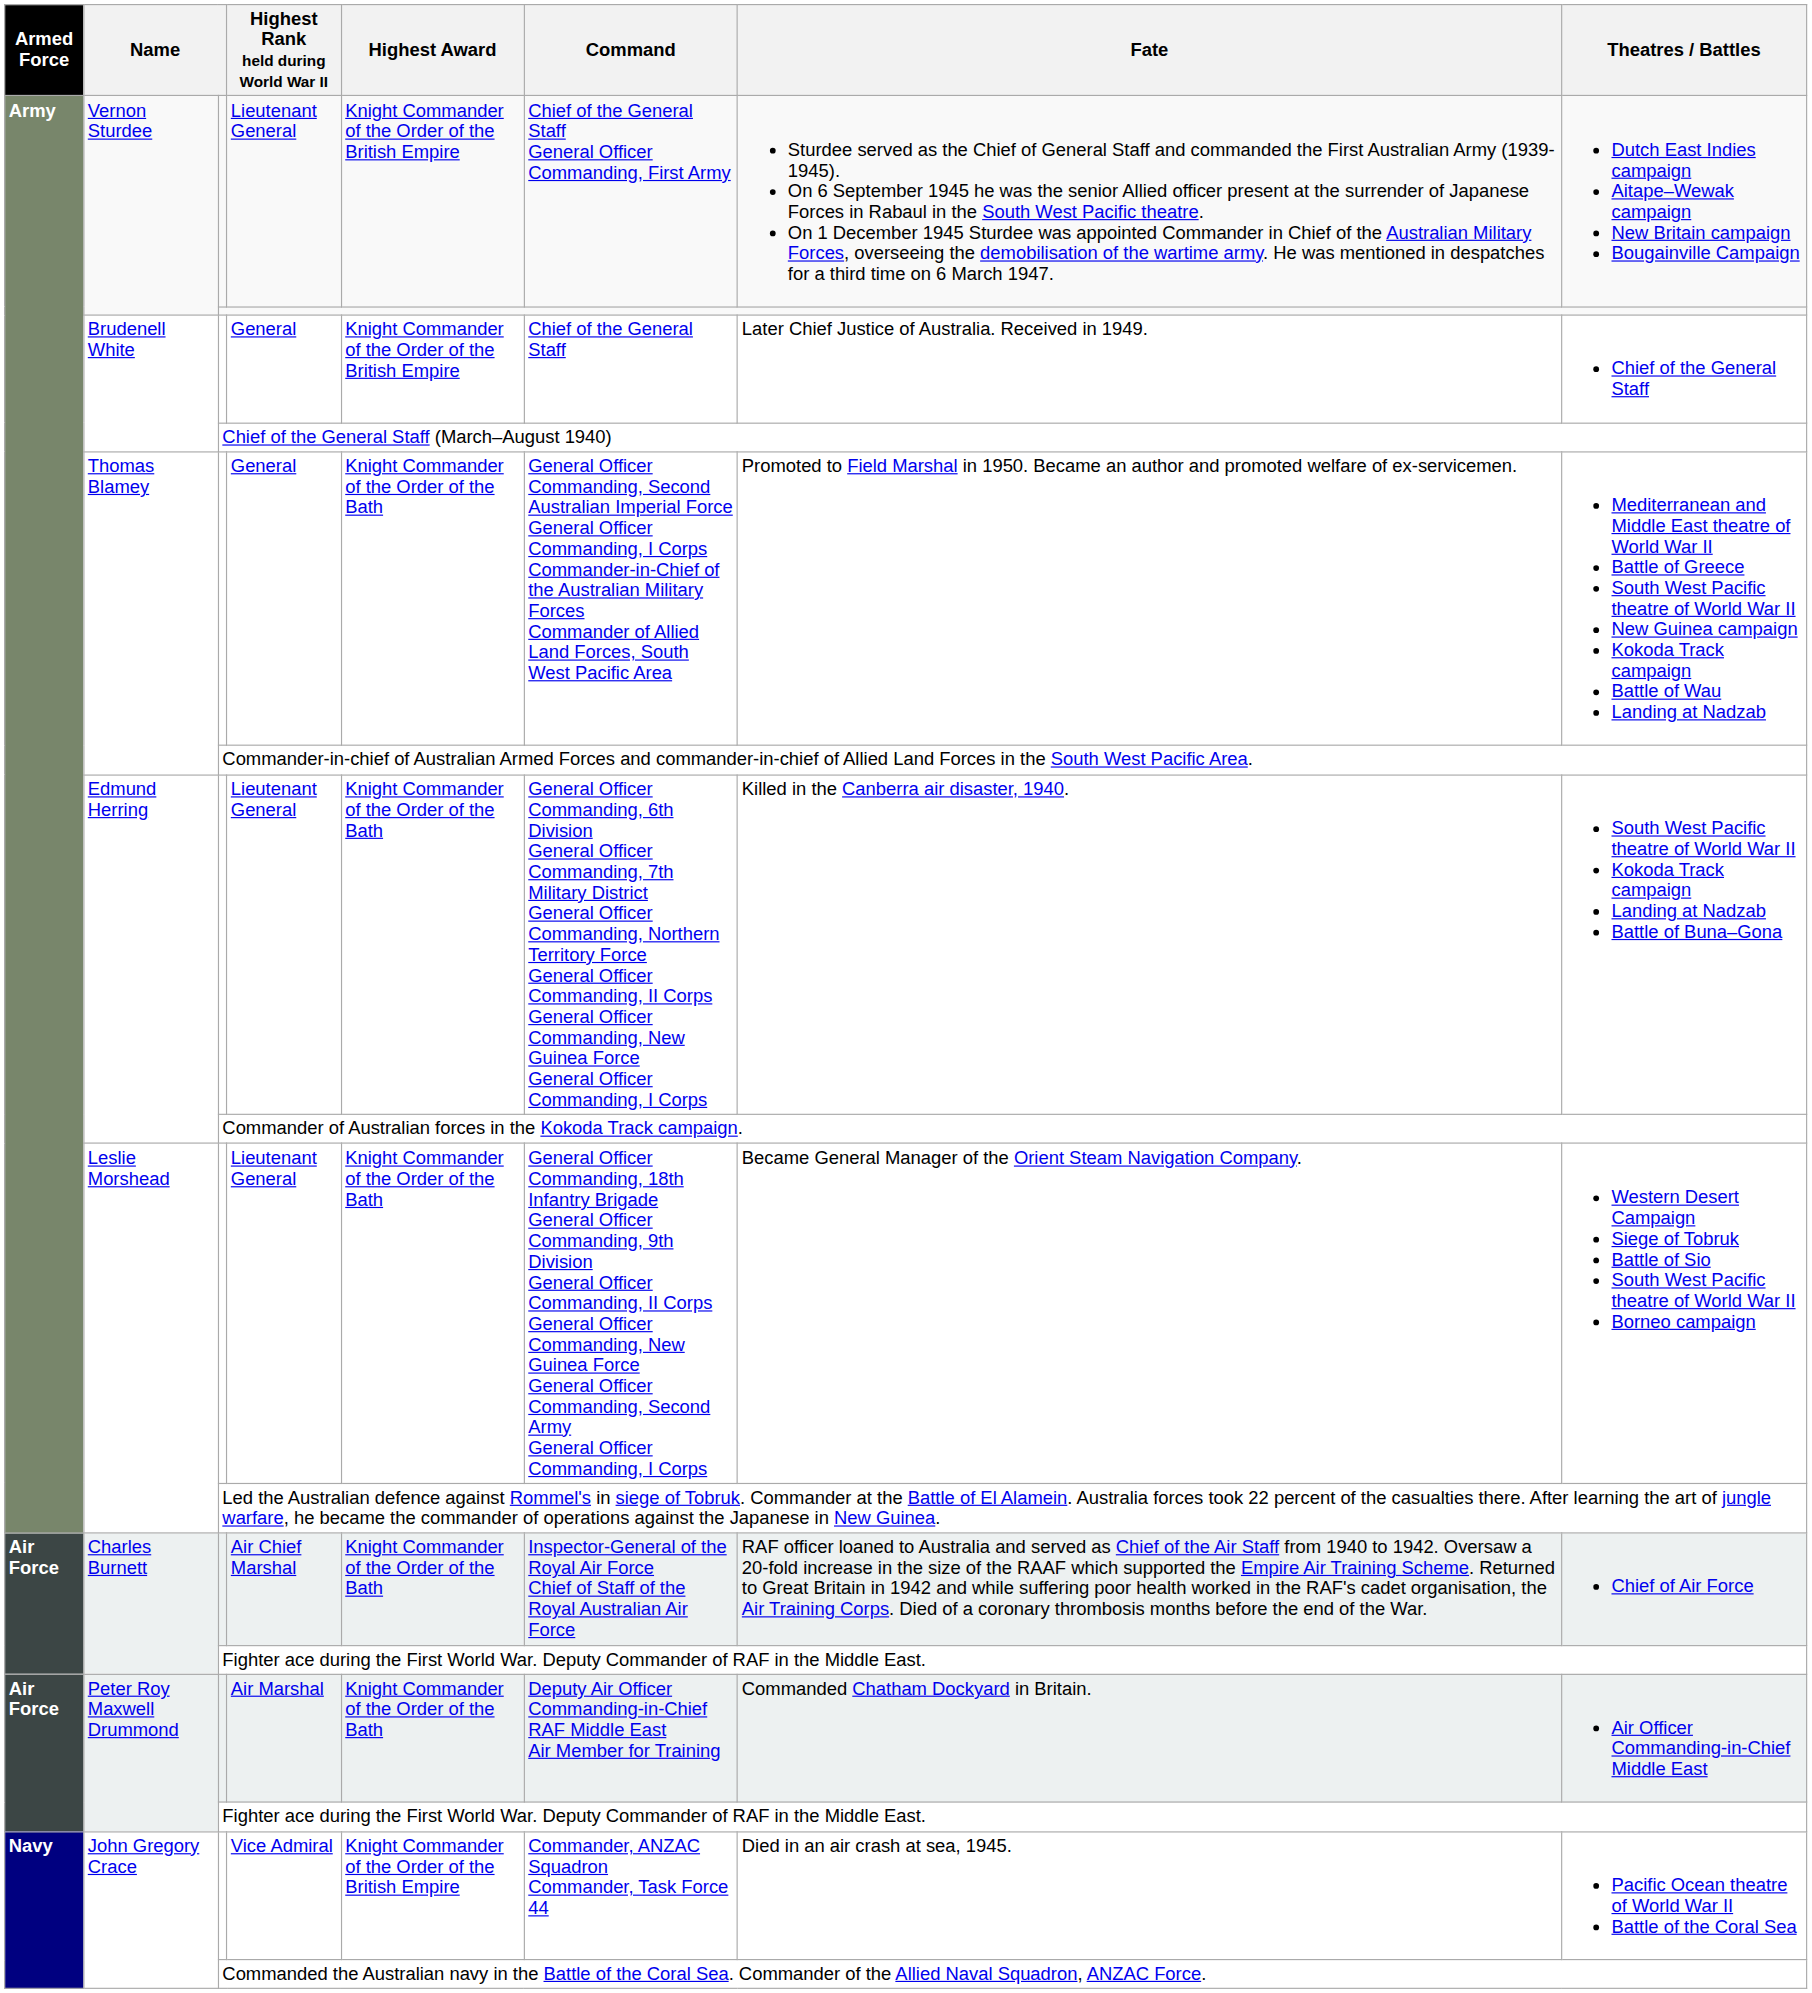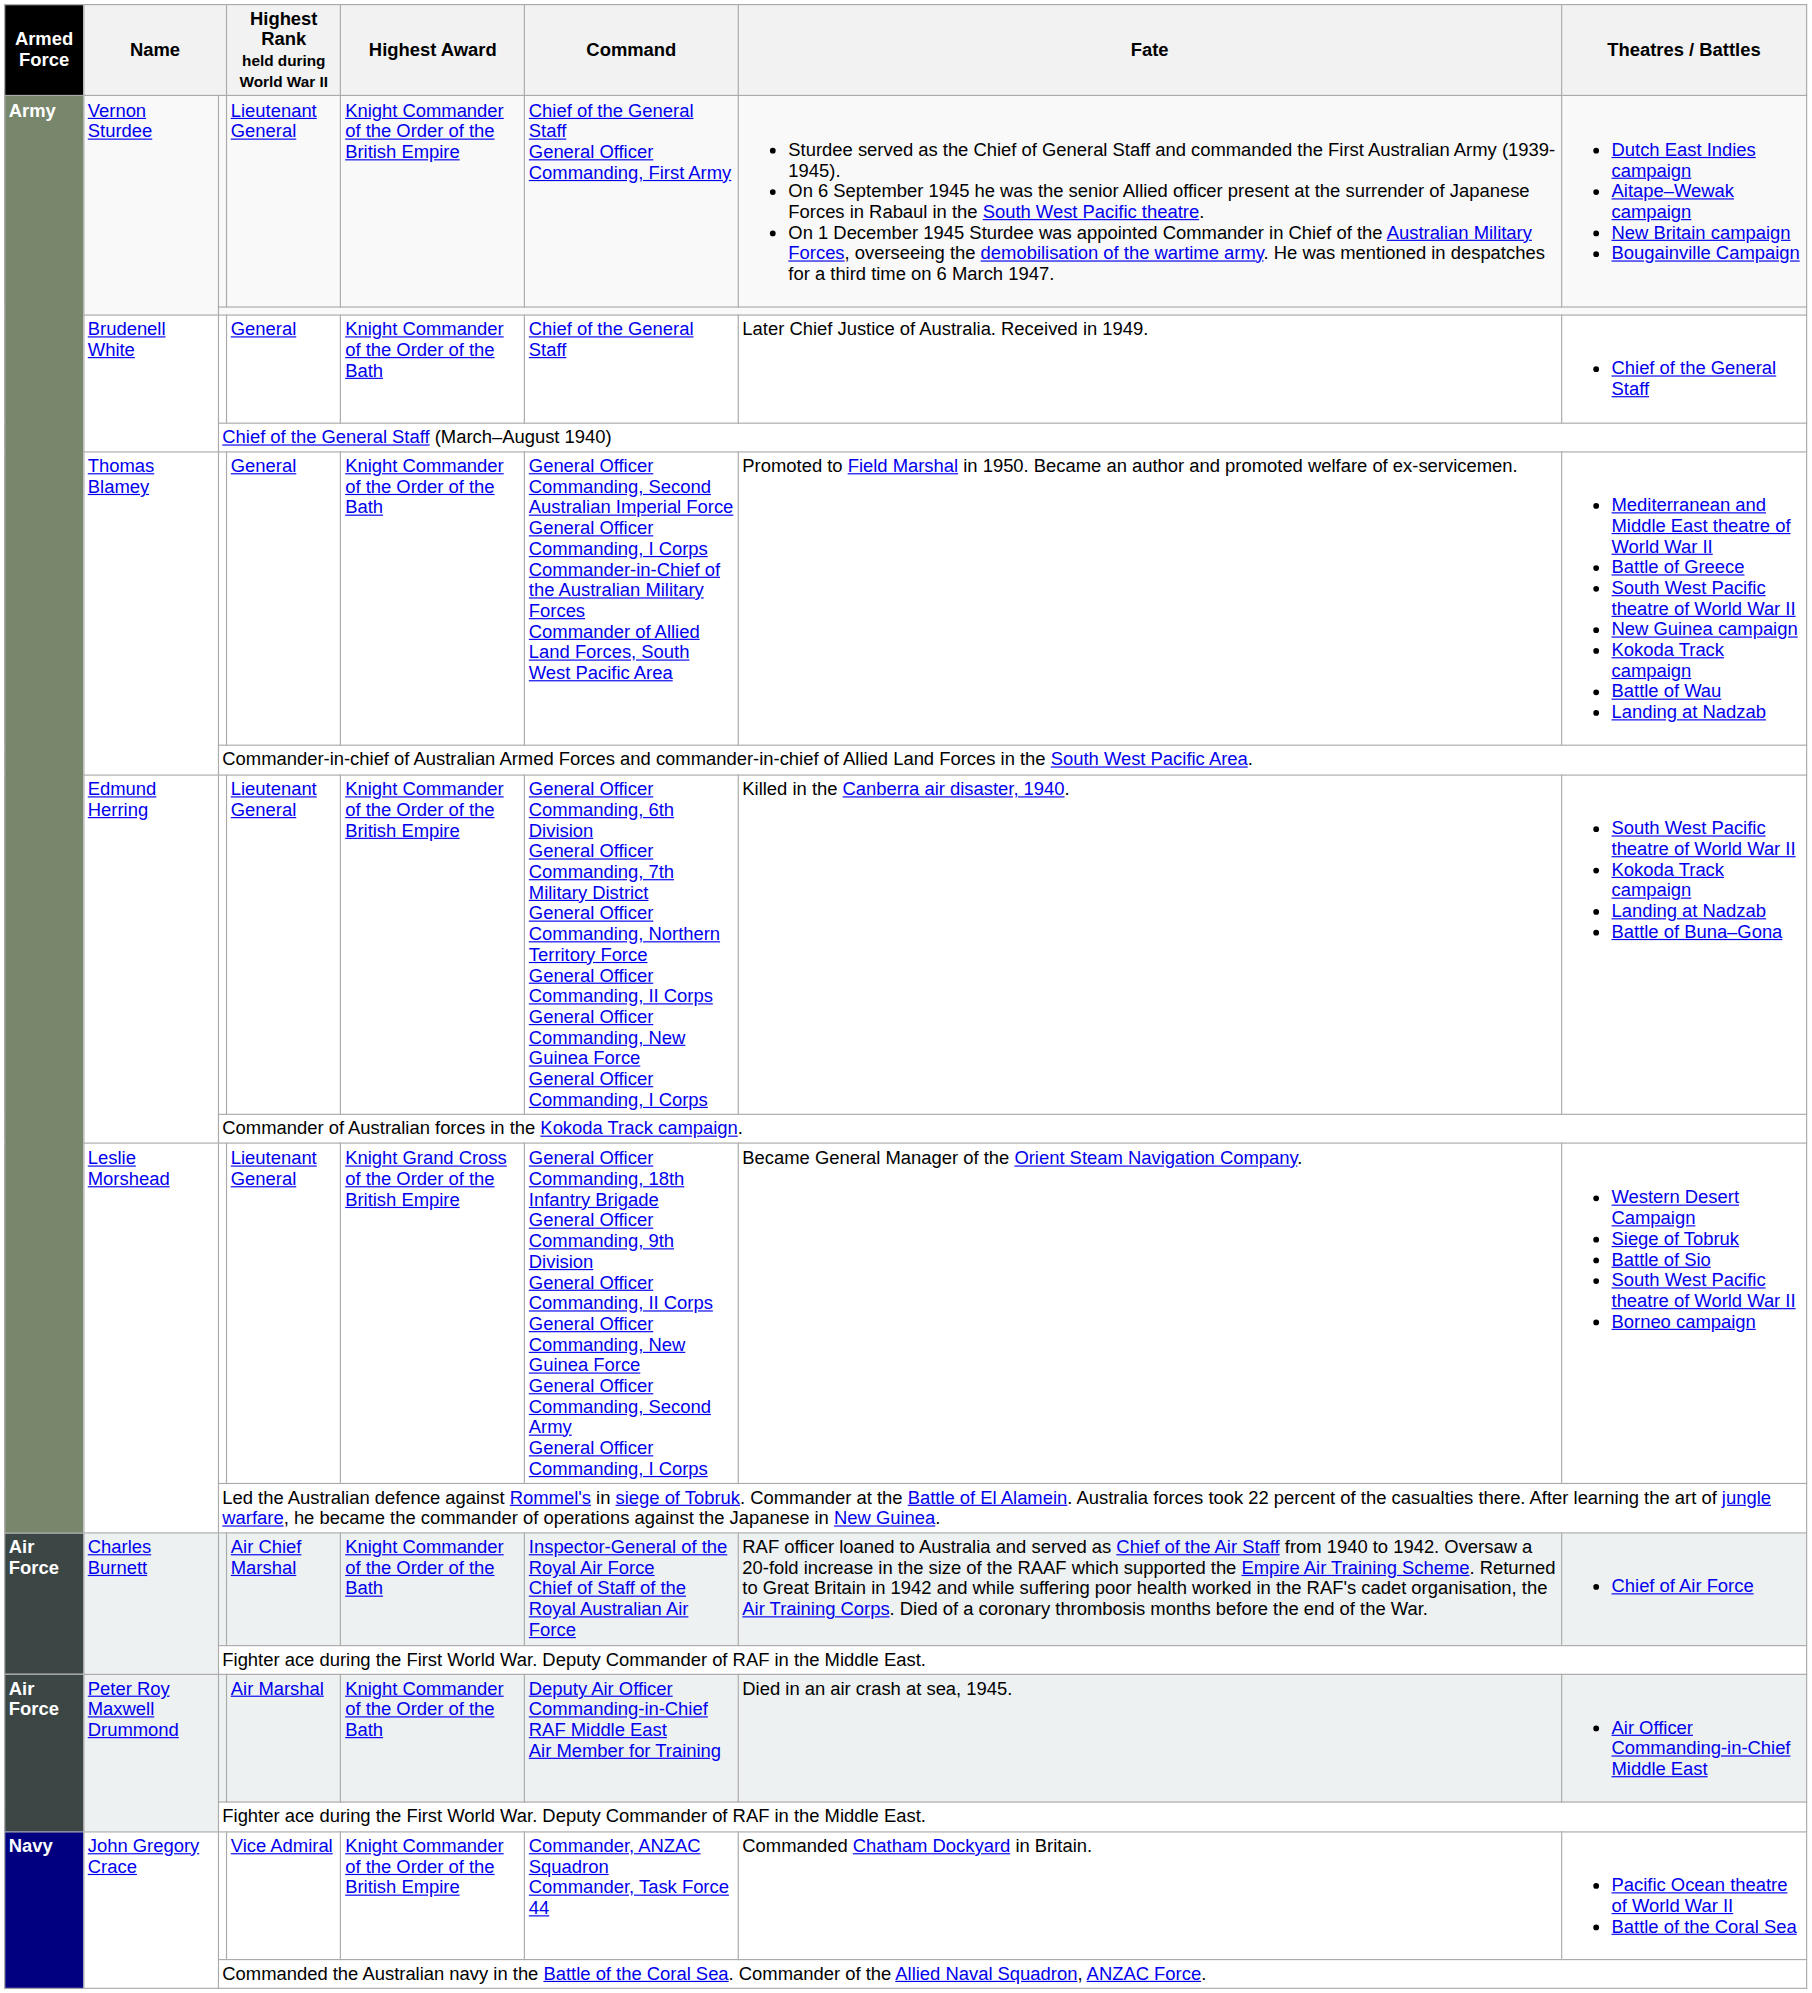(424, 350) Knight Commander of the Order of the British Empire -> (424, 350) Knight Commander of the Order of the Bath
(424, 809) Knight Commander of the Order of the Bath -> (424, 809) Knight Commander of the Order of the British Empire
(424, 1178) Knight Commander of the Order of the Bath -> (426, 1178) Knight Grand Cross of the Order of the British Empire
(917, 1688) Commanded Chatham Dockyard in Britain. -> (877, 1688) Died in an air crash at sea, 1945.
(877, 1846) Died in an air crash at sea, 1945. -> (917, 1846) Commanded Chatham Dockyard in Britain.
